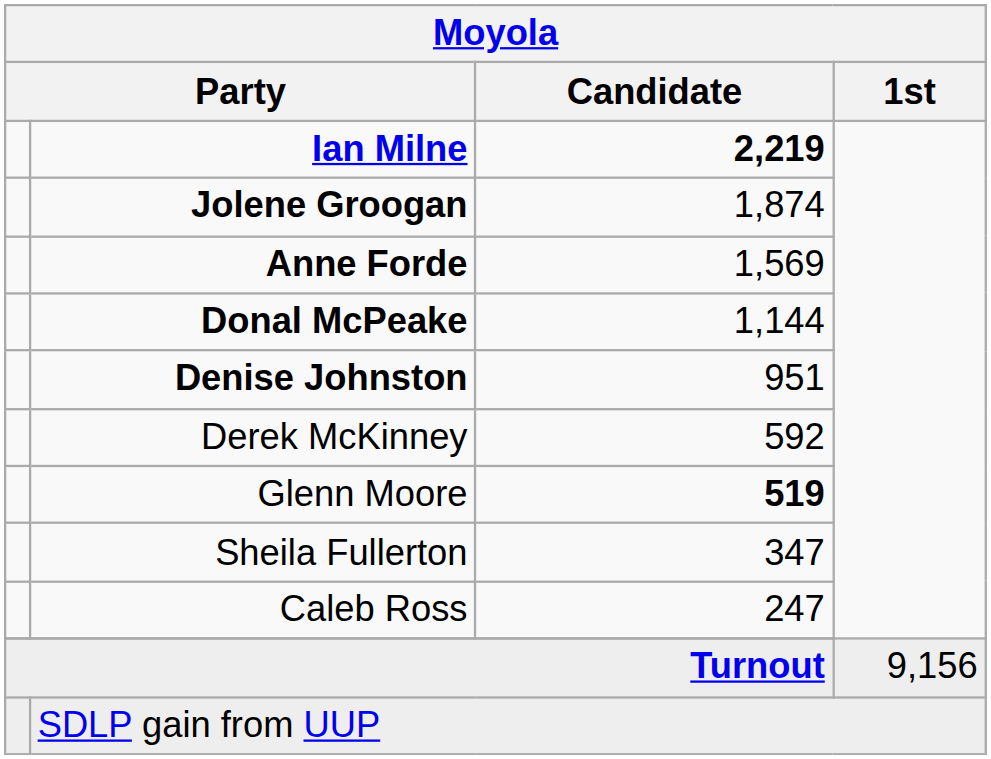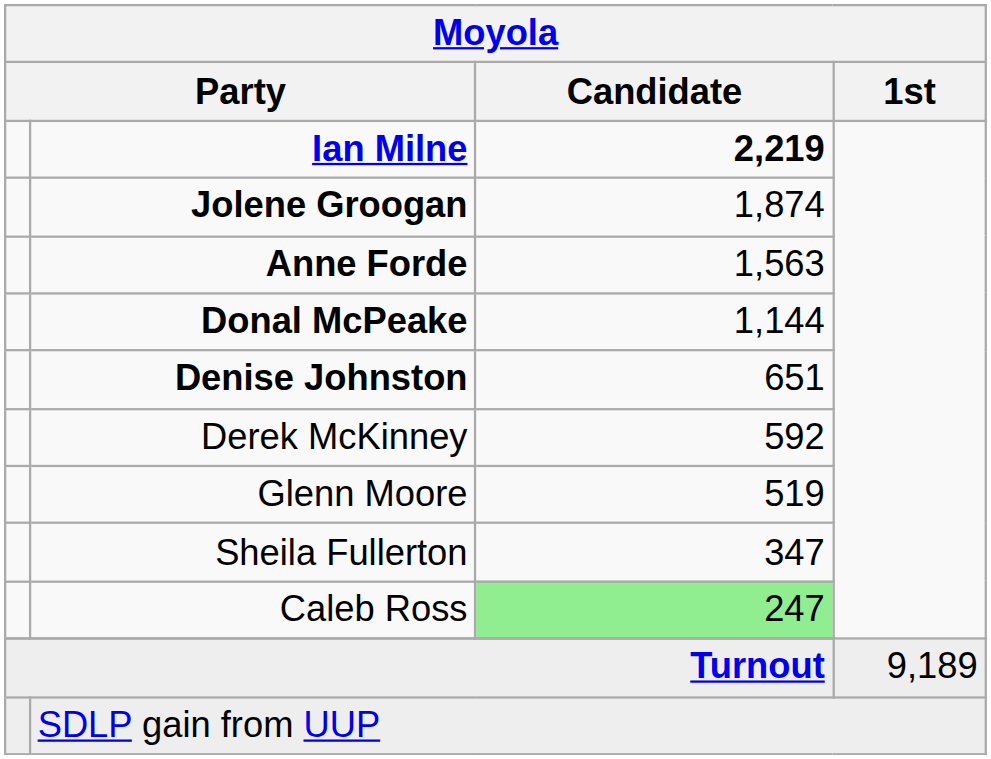(779, 263) 1,569 -> (779, 263) 1,563
(794, 378) 951 -> (794, 378) 651
(794, 494) bold -> (794, 494) normal
(794, 609) no background -> (794, 609) lightgreen background
(932, 666) 9,156 -> (932, 666) 9,189
